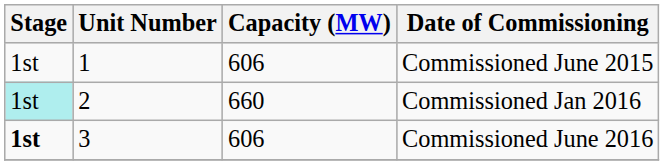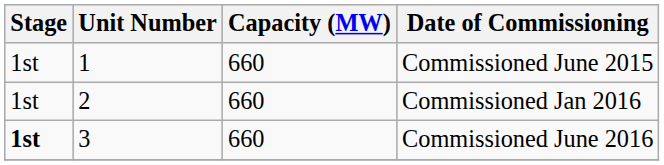(246, 62) 606 -> (246, 62) 660
(25, 100) paleturquoise background -> (25, 100) no background
(246, 139) 606 -> (246, 139) 660
